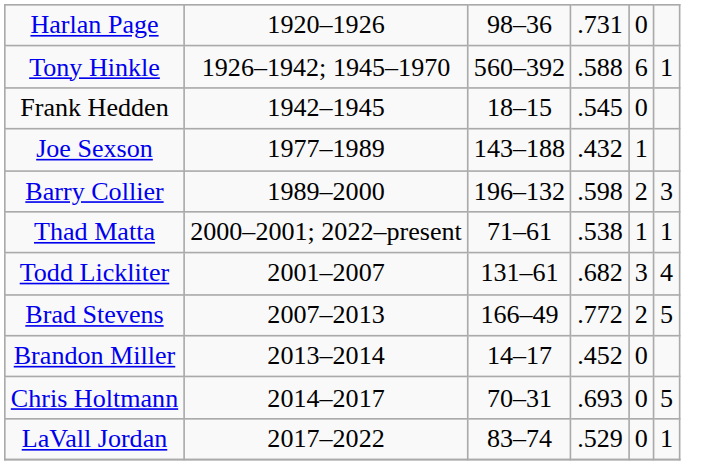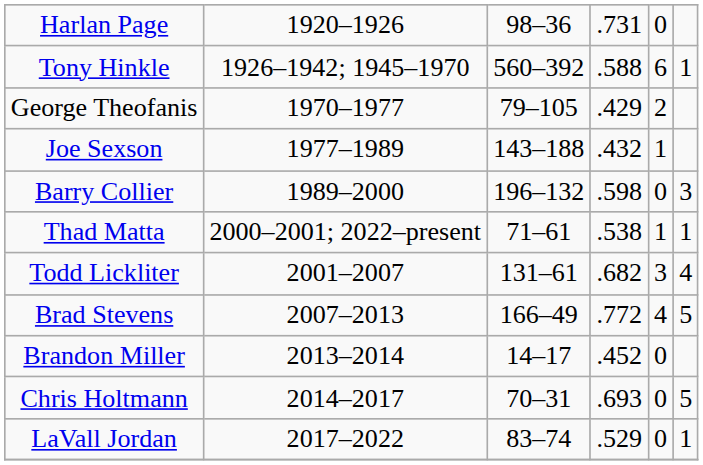- row: (94, 107)
+ row: (104, 107)
(641, 190) 2 -> (661, 190) 0
(641, 314) 2 -> (661, 314) 4
